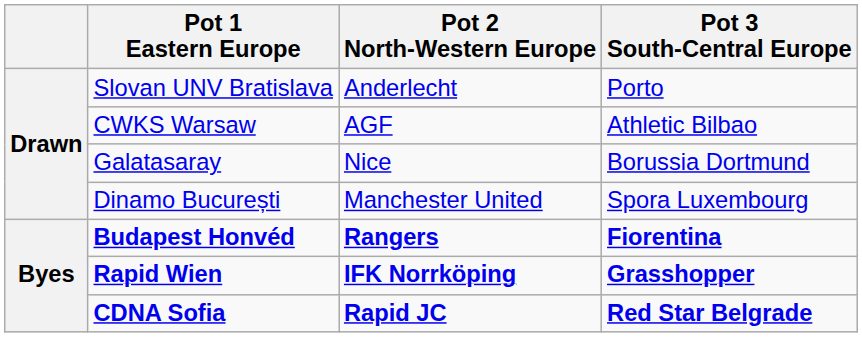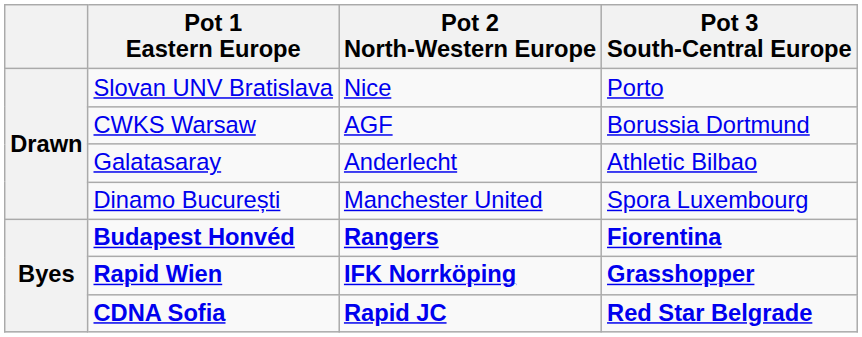(401, 87) Anderlecht -> (368, 87) Nice
(682, 125) Athletic Bilbao -> (708, 125) Borussia Dortmund
(368, 162) Nice -> (401, 162) Anderlecht
(708, 162) Borussia Dortmund -> (682, 162) Athletic Bilbao
